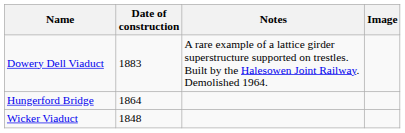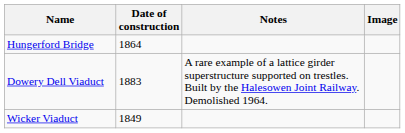rows swapped: (55, 63) <-> (50, 100)
(130, 118) 1848 -> (130, 118) 1849
